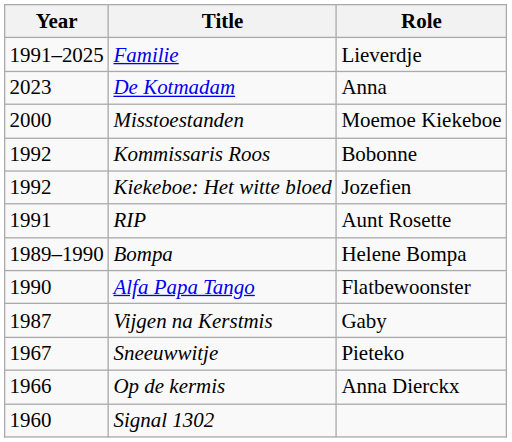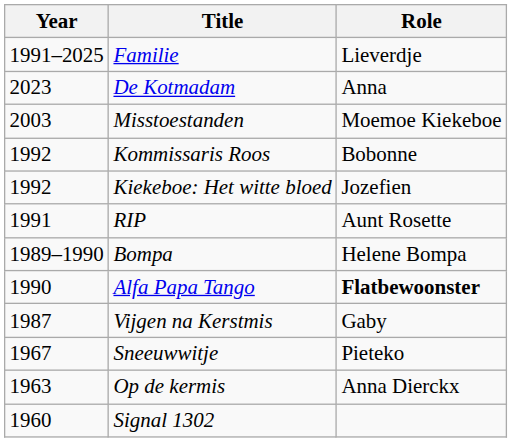(30, 120) 2000 -> (30, 120) 2003
(406, 287) normal -> (411, 287) bold
(30, 386) 1966 -> (30, 386) 1963
